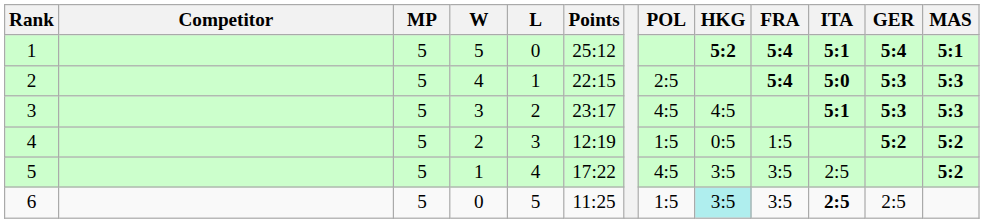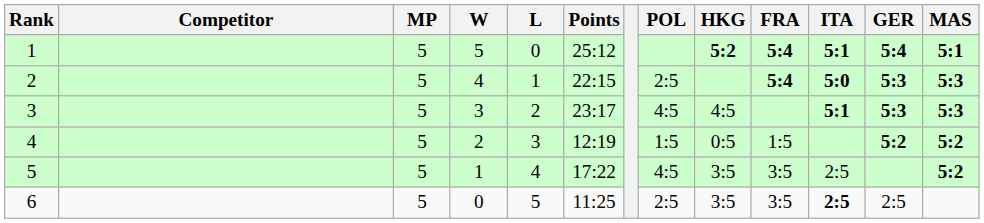(666, 202) 1:5 -> (666, 202) 2:5
(723, 202) paleturquoise background -> (723, 202) no background
